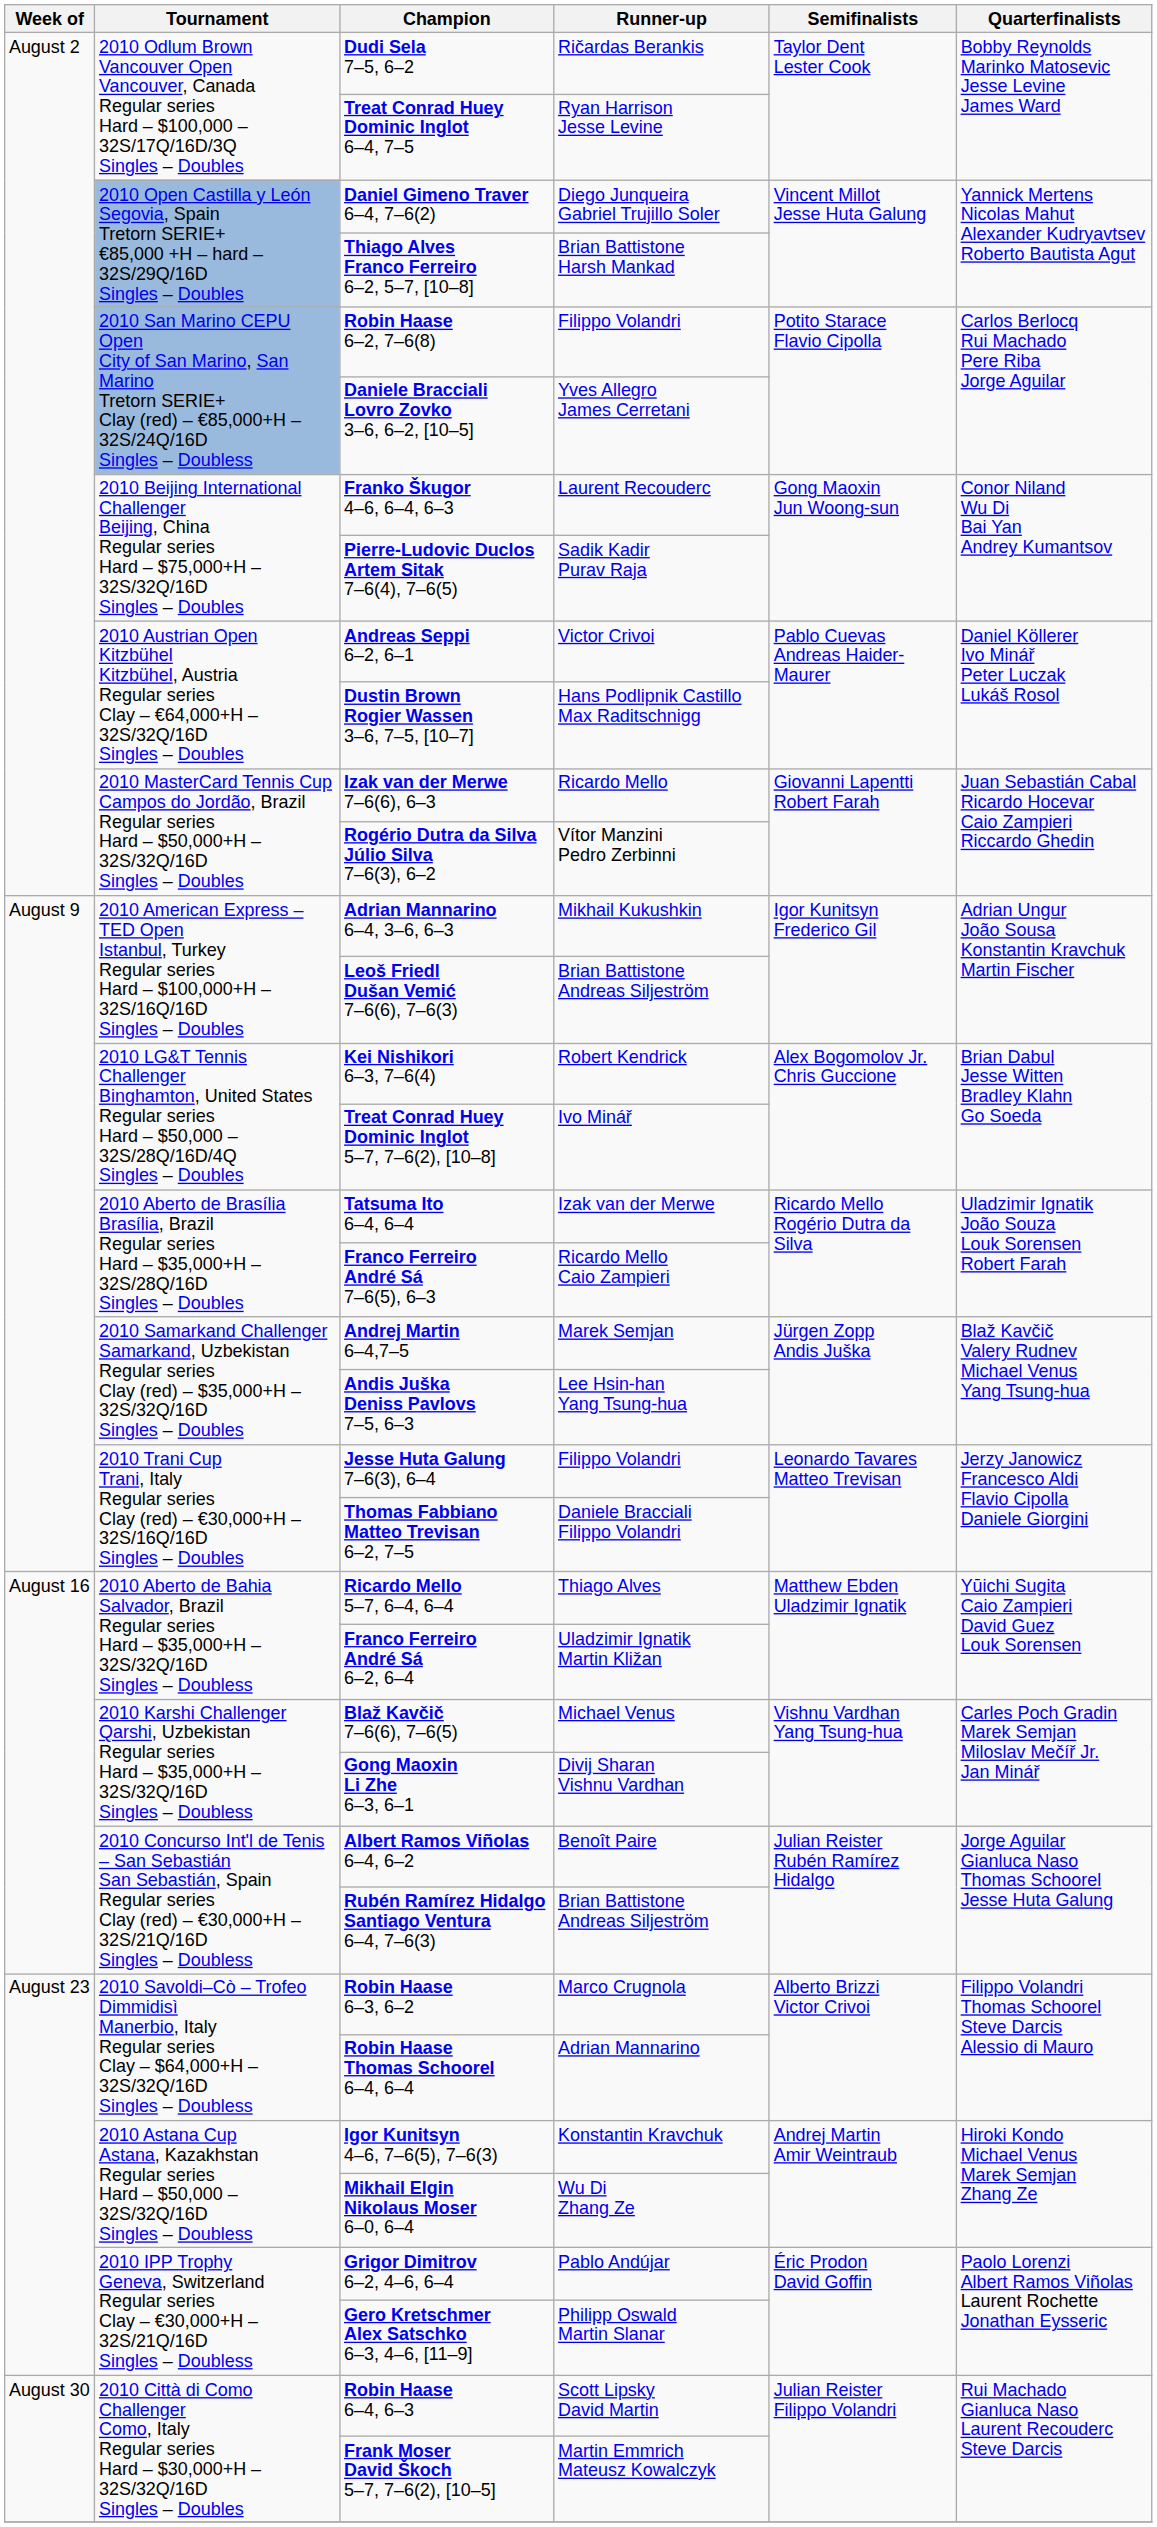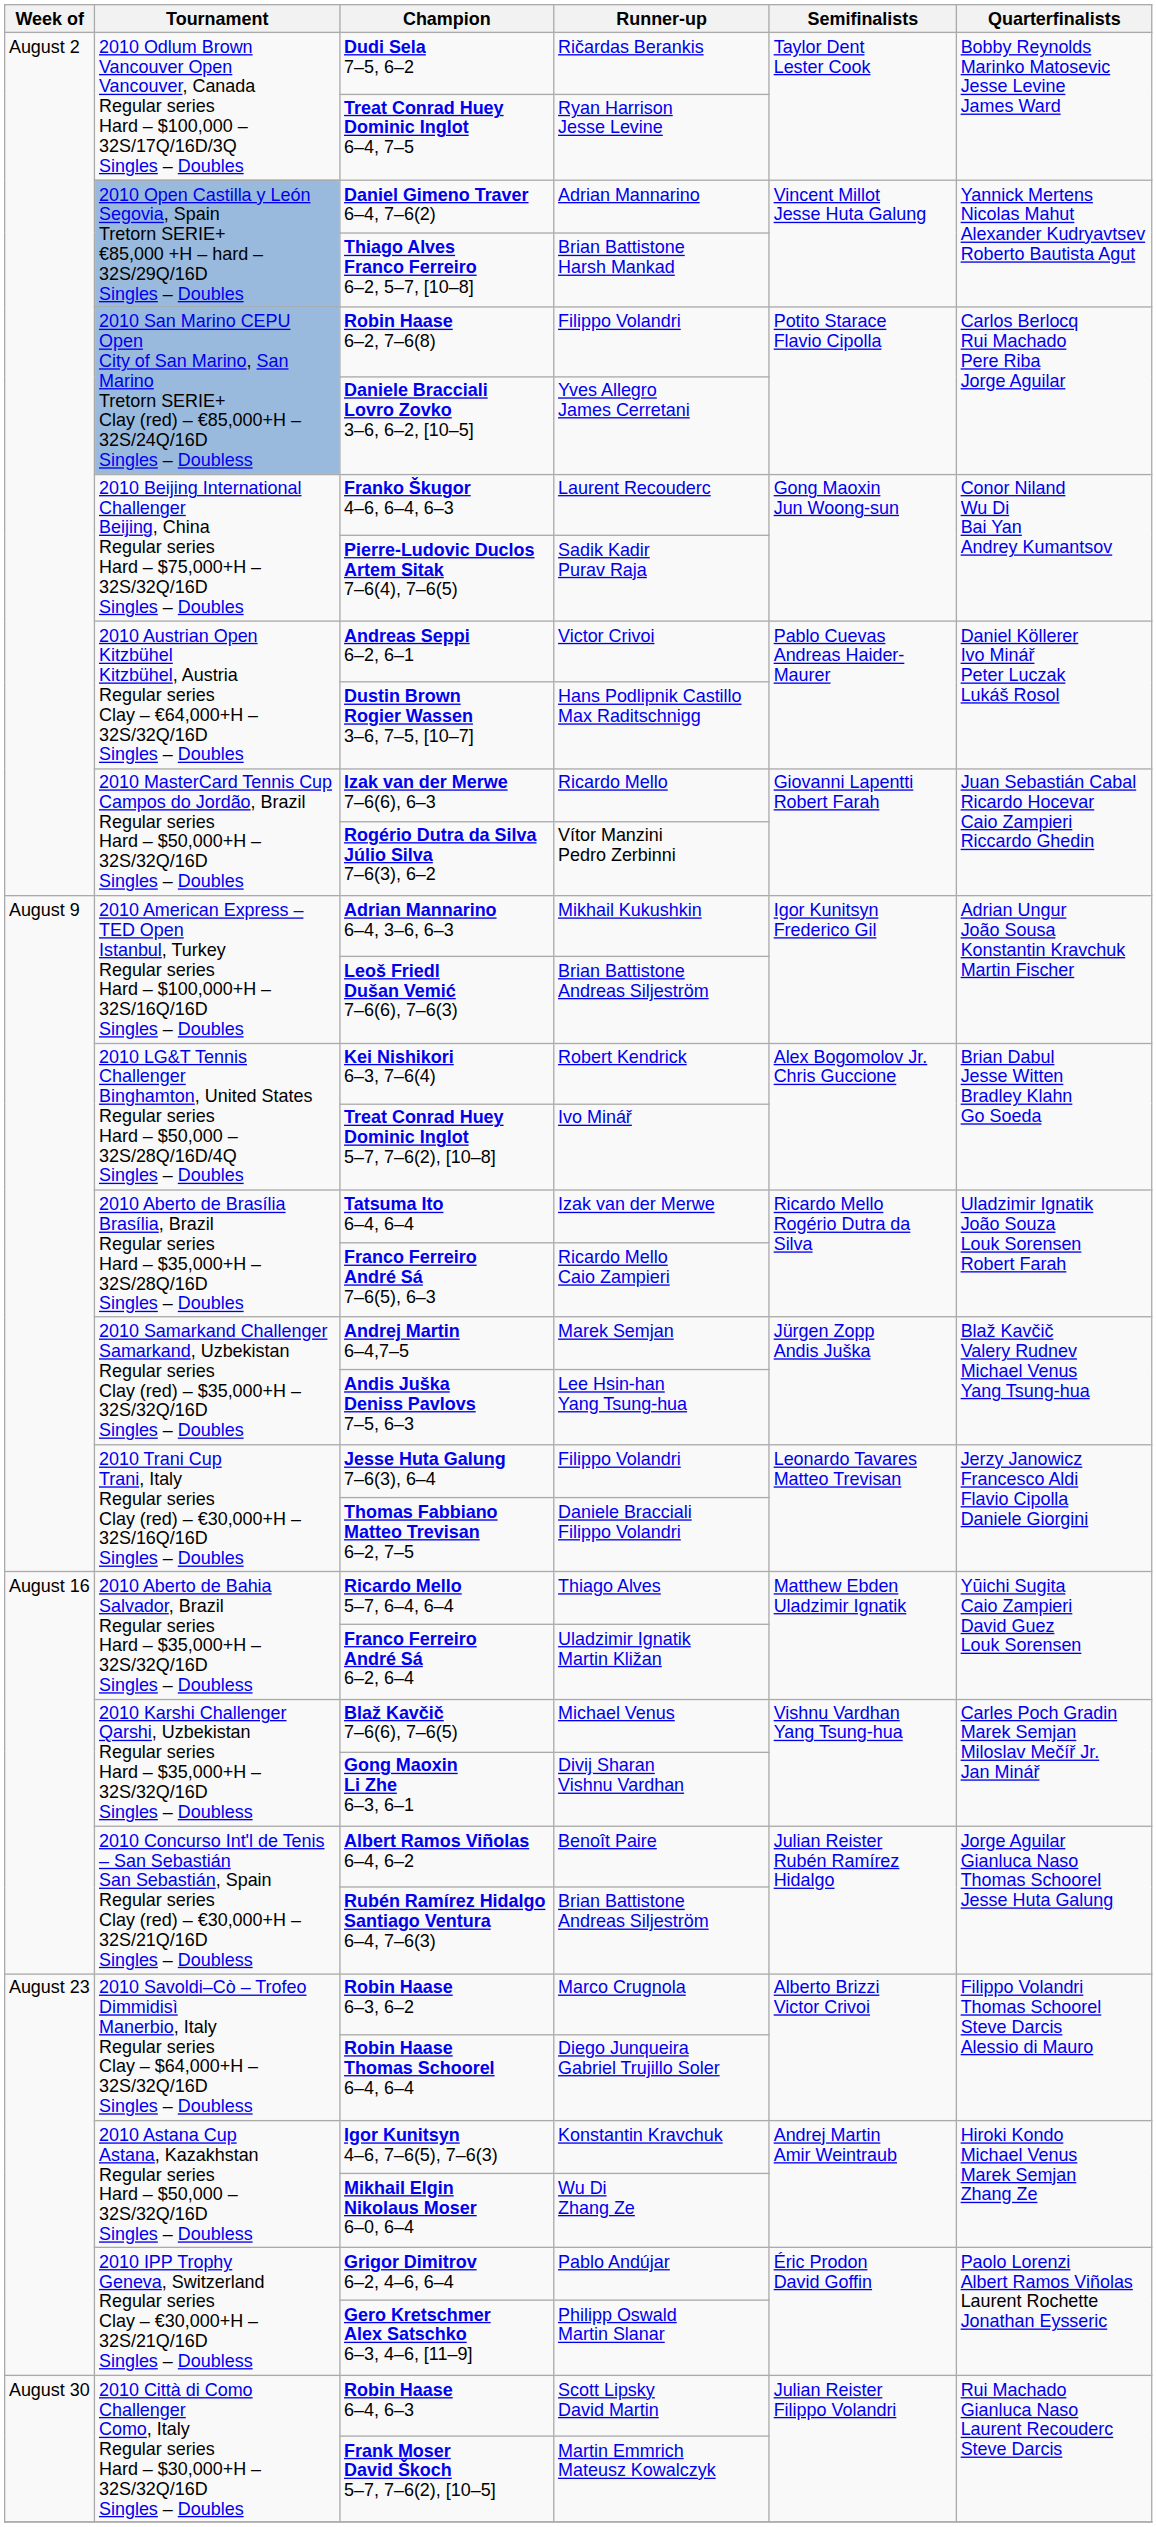(639, 204) Diego Junqueira Gabriel Trujillo Soler -> (629, 194) Adrian Mannarino
(629, 2048) Adrian Mannarino -> (639, 2058) Diego Junqueira Gabriel Trujillo Soler
